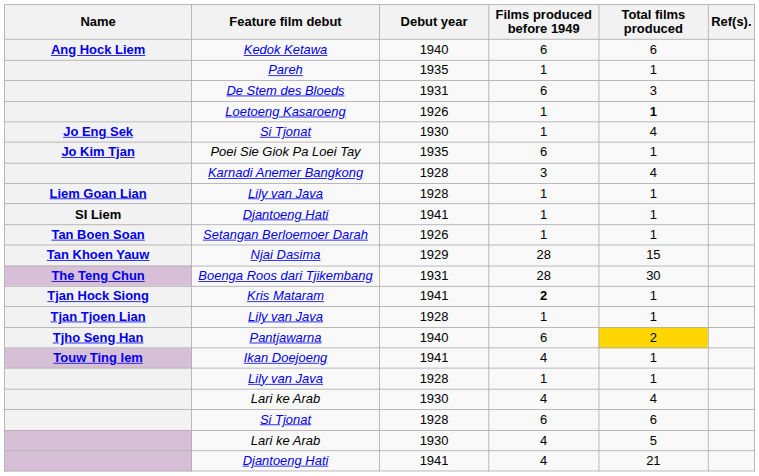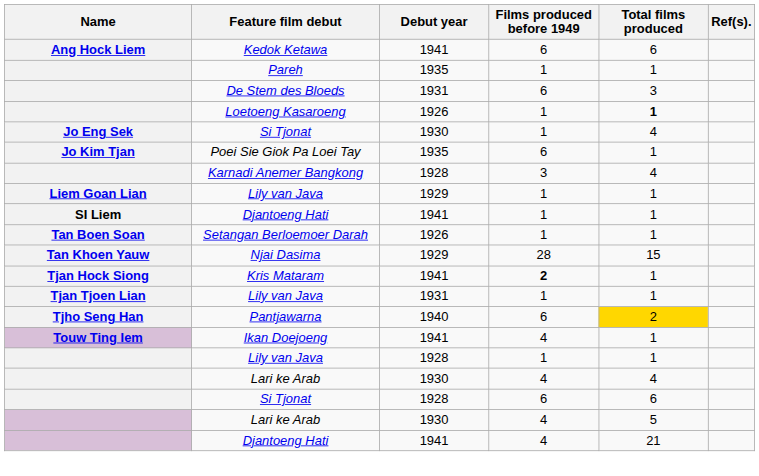(434, 49) 1940 -> (434, 49) 1941
(434, 193) 1928 -> (434, 193) 1929
- row: (98, 276)
(434, 317) 1928 -> (434, 296) 1931
